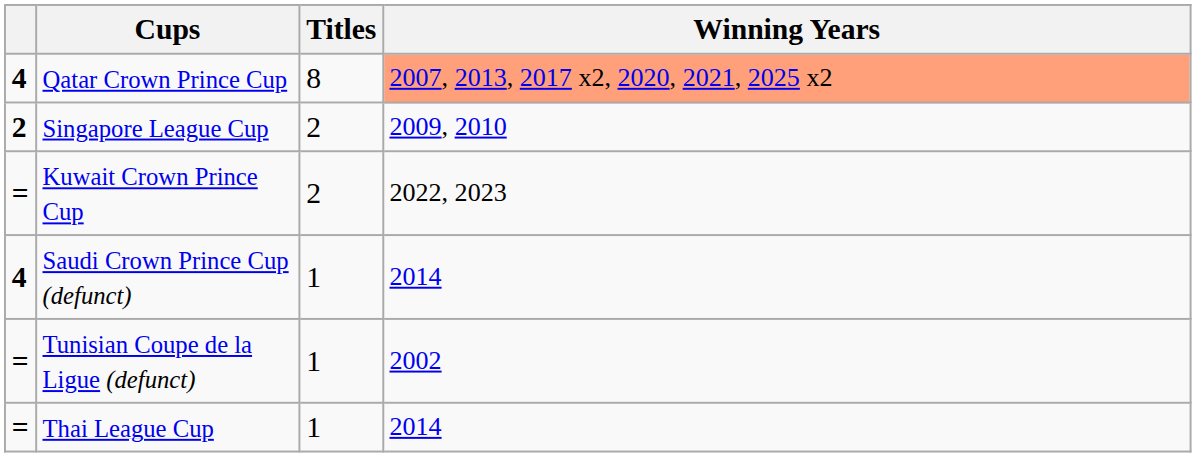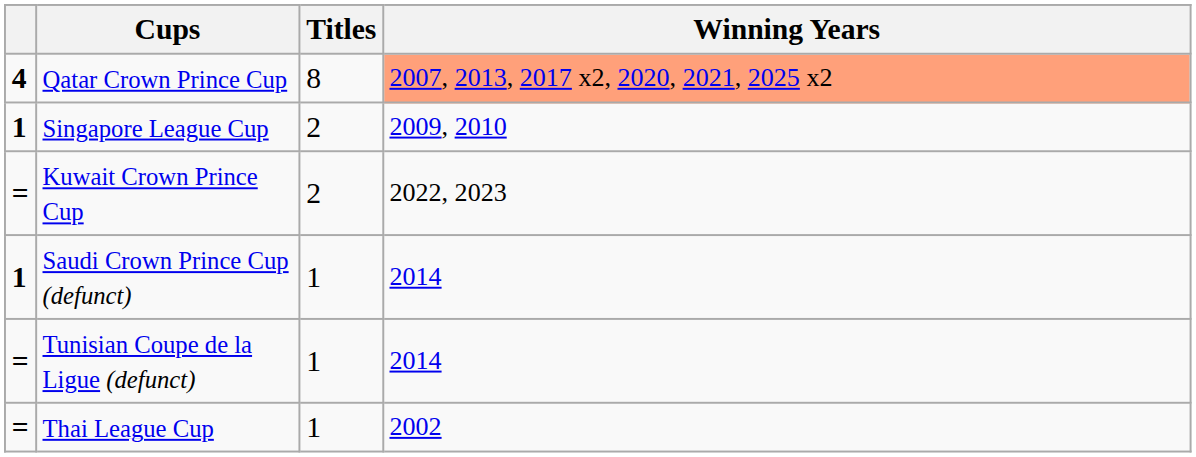(19, 126) 2 -> (19, 126) 1
(19, 277) 4 -> (19, 277) 1
(416, 361) 2002 -> (416, 361) 2014
(416, 427) 2014 -> (416, 427) 2002
